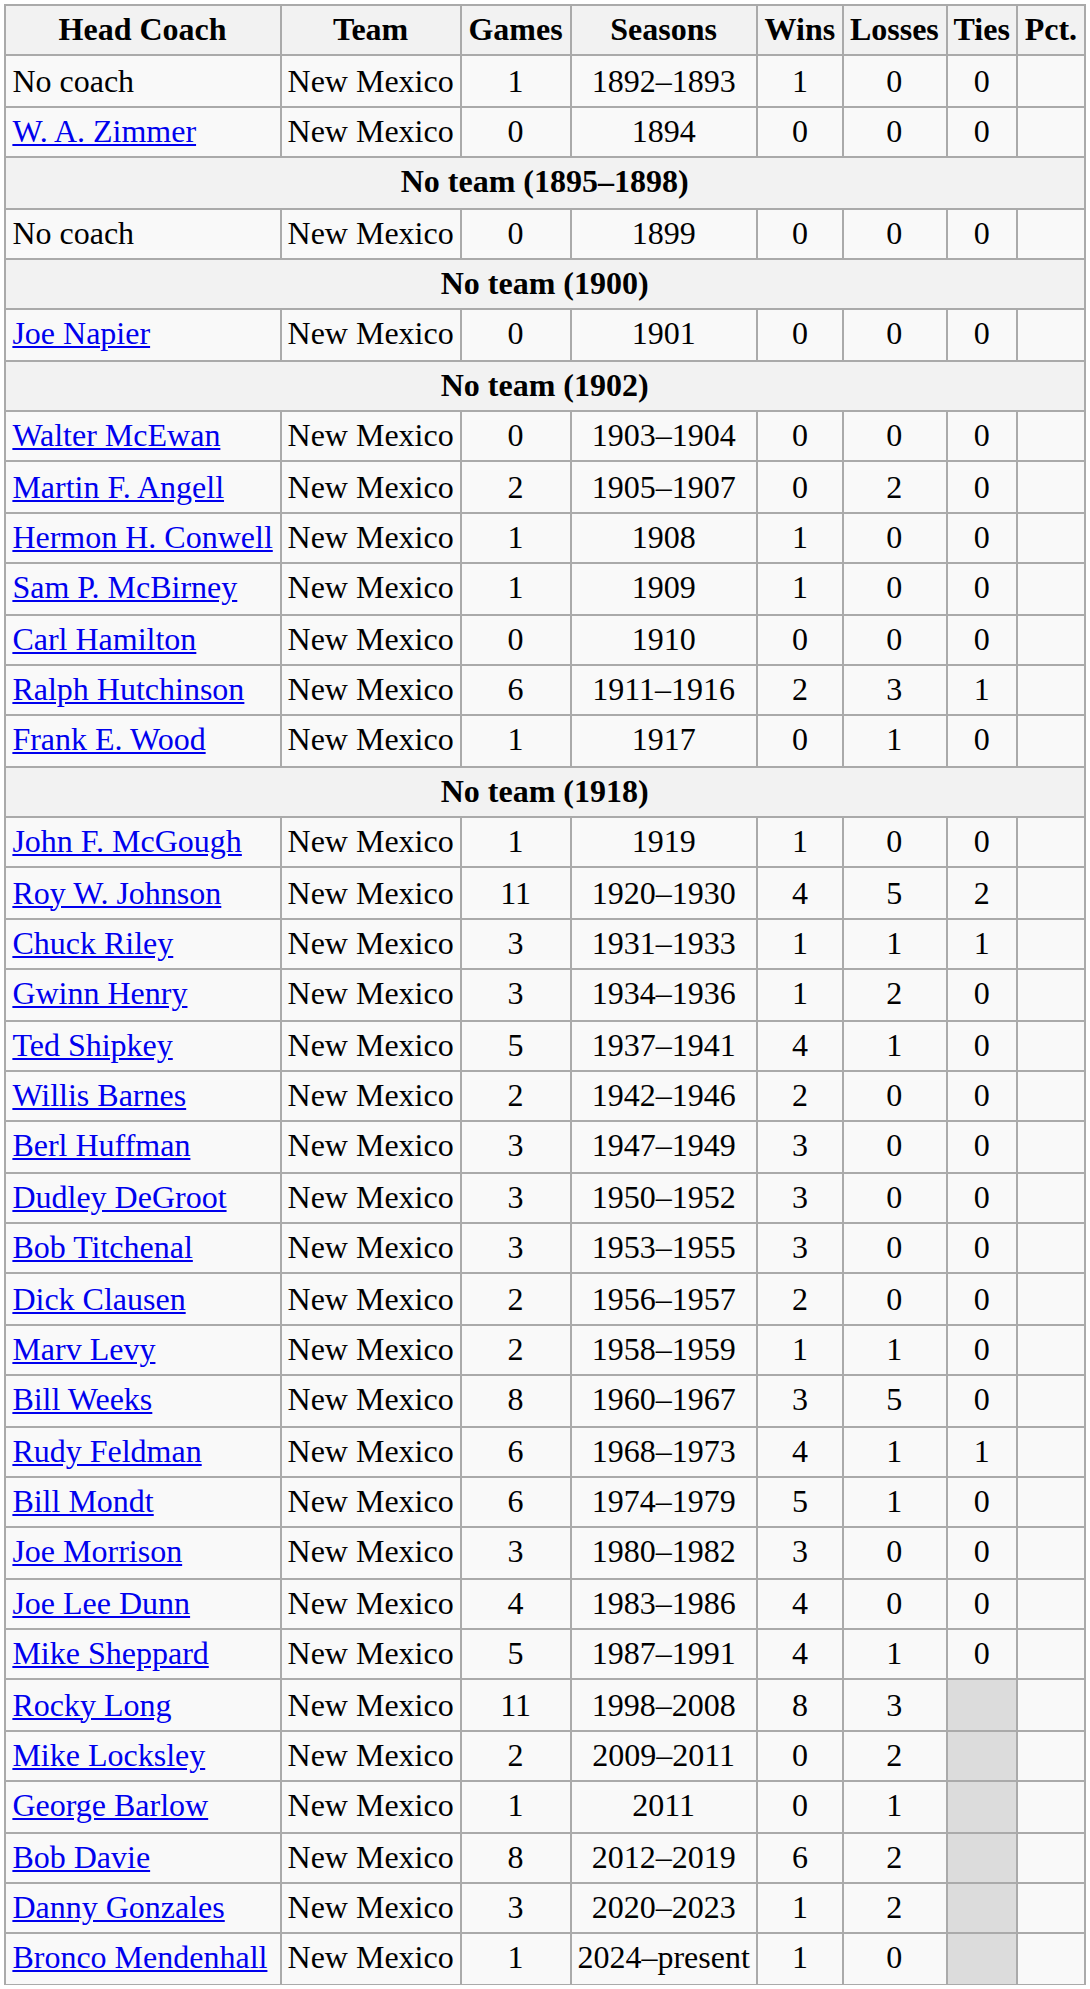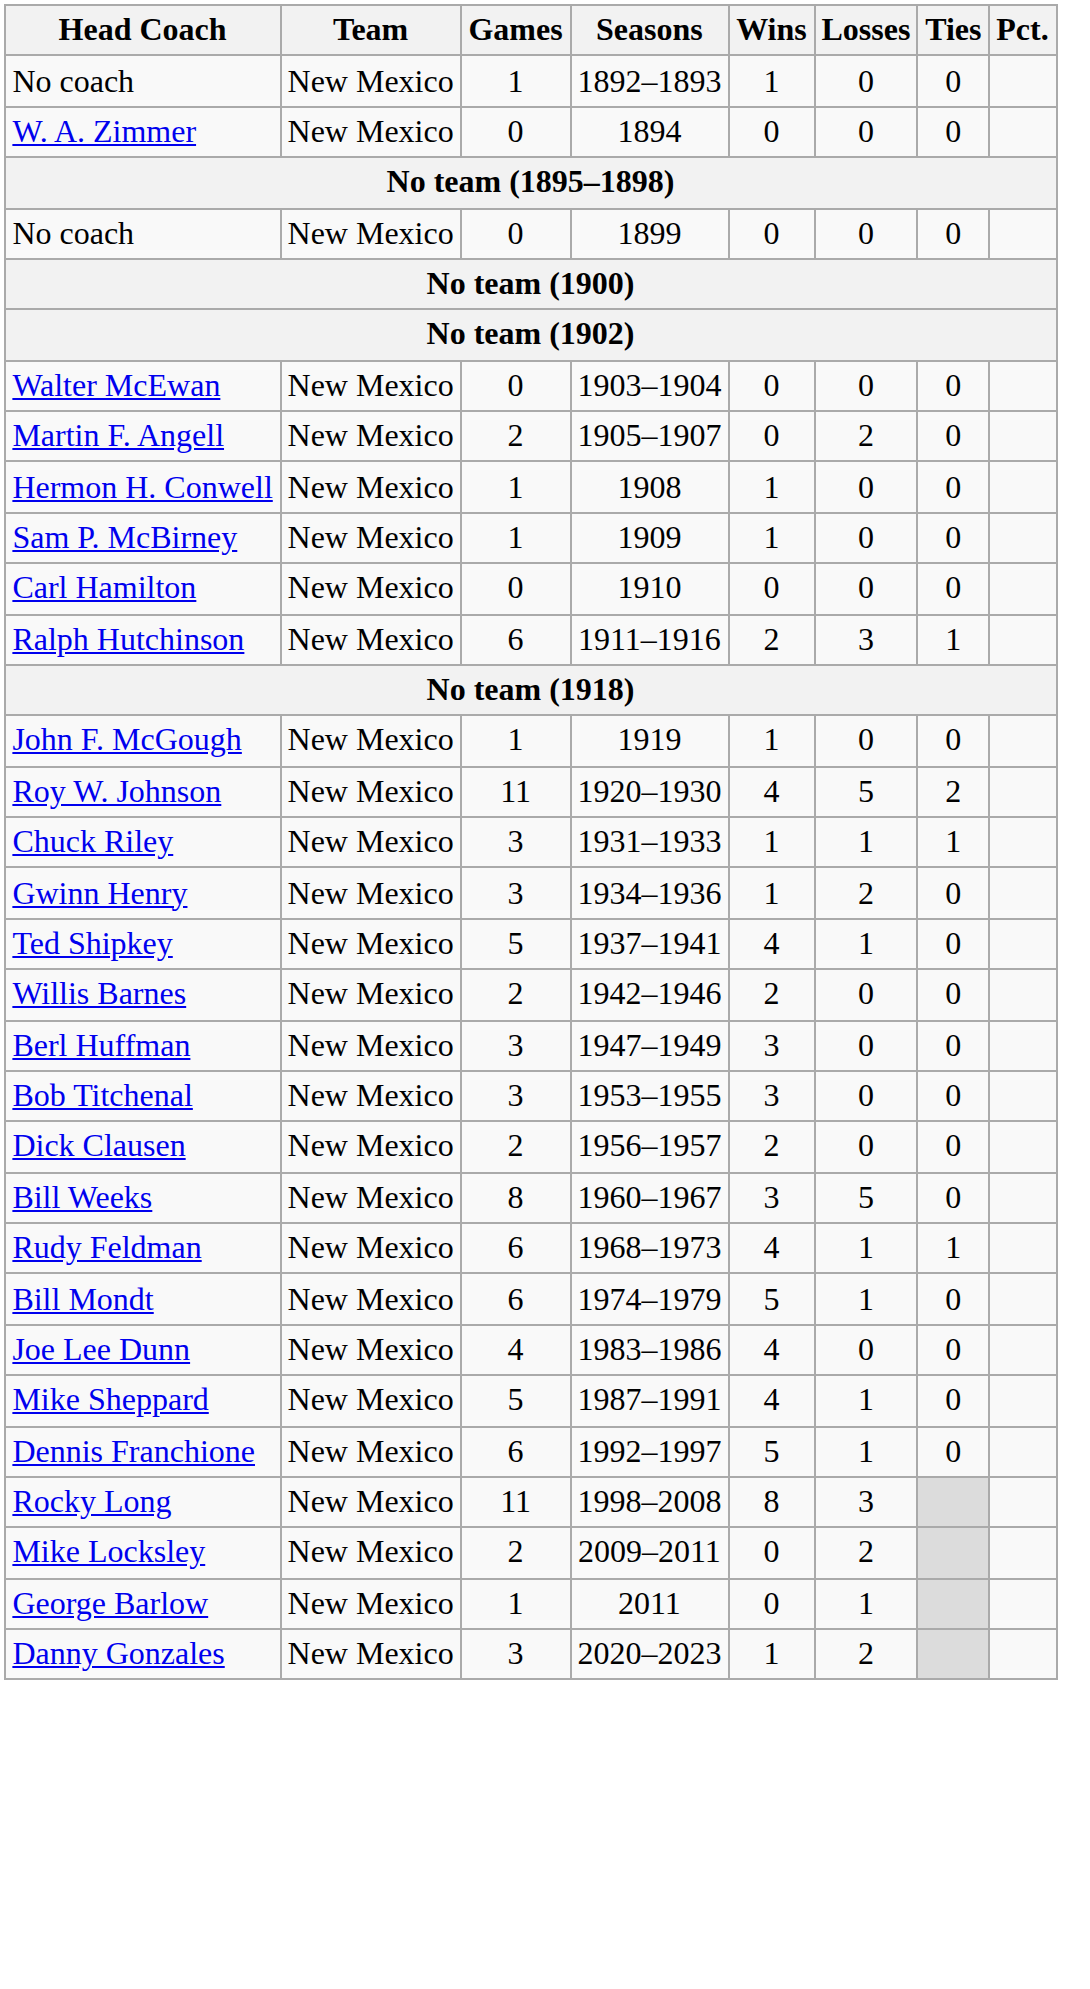- row: (81, 334)
- row: (109, 740)
- row: (119, 1197)
- row: (84, 1349)
- row: (97, 1552)
+ row: (134, 1450)
- row: (81, 1856)
- row: (140, 1958)
